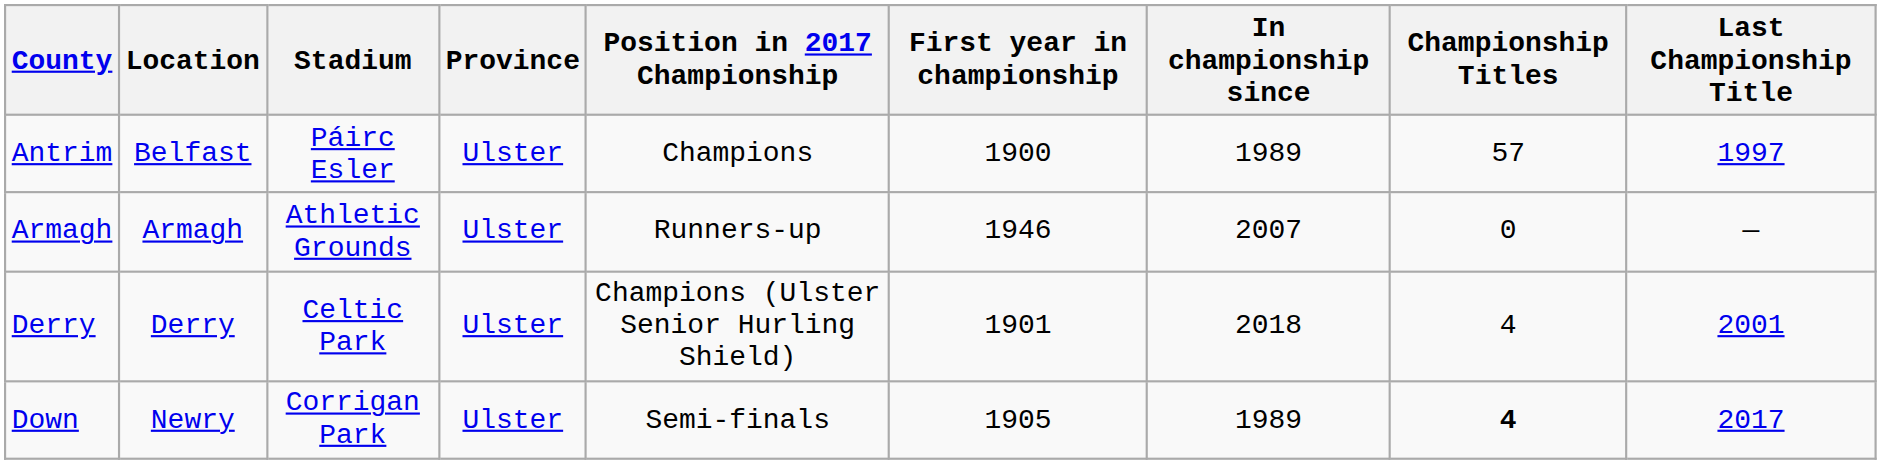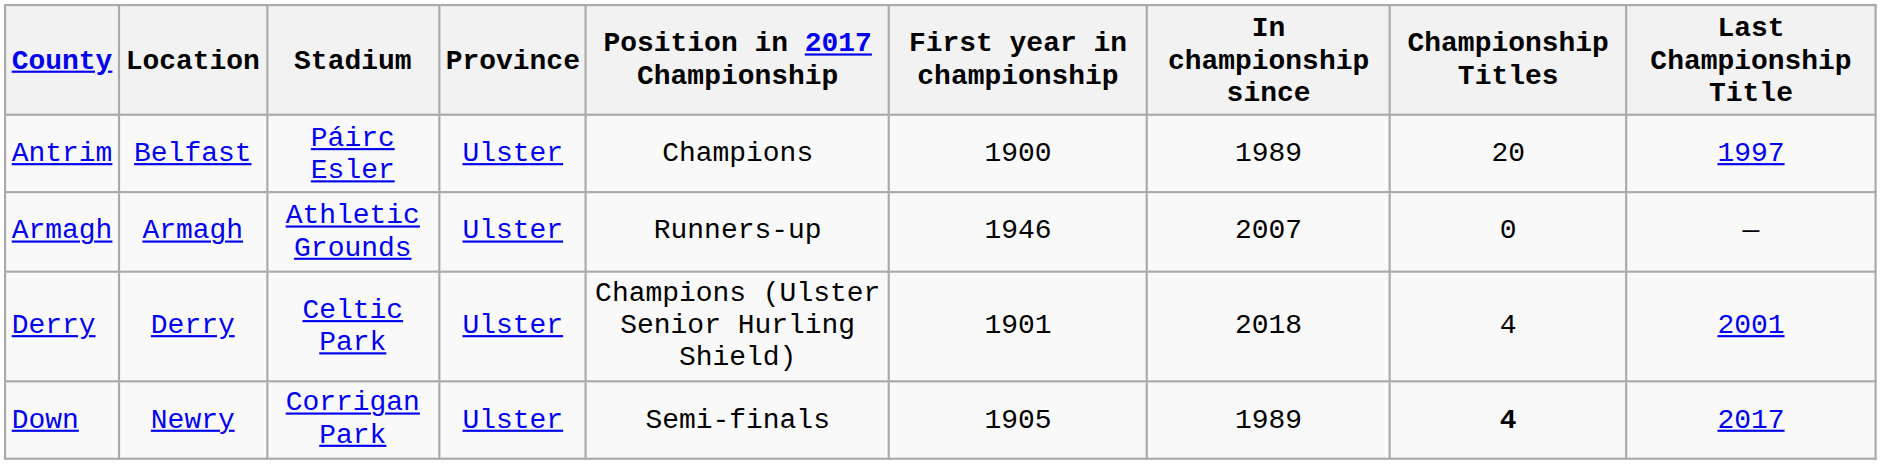(1508, 154) 57 -> (1508, 154) 20
